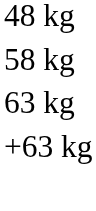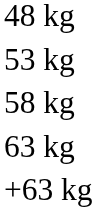+ row: (39, 59)
